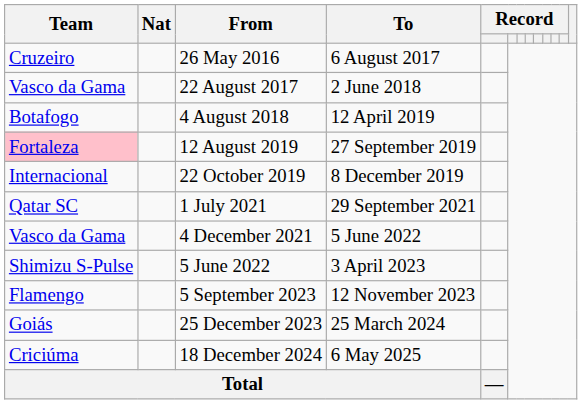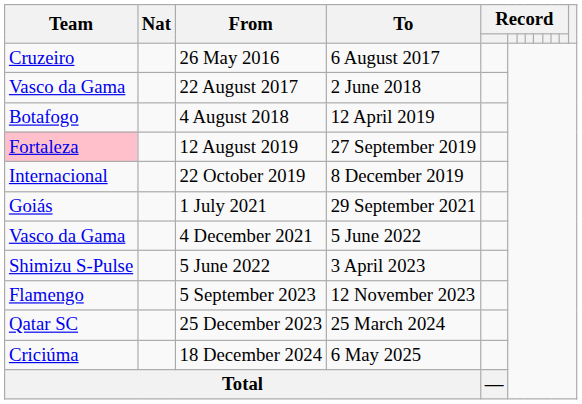(43, 206) Qatar SC -> (31, 206) Goiás
(31, 324) Goiás -> (43, 324) Qatar SC
